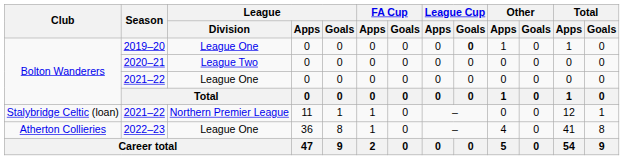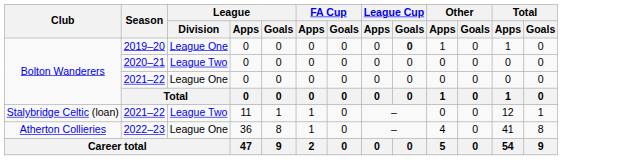(229, 113) Northern Premier League -> (199, 113) League Two
